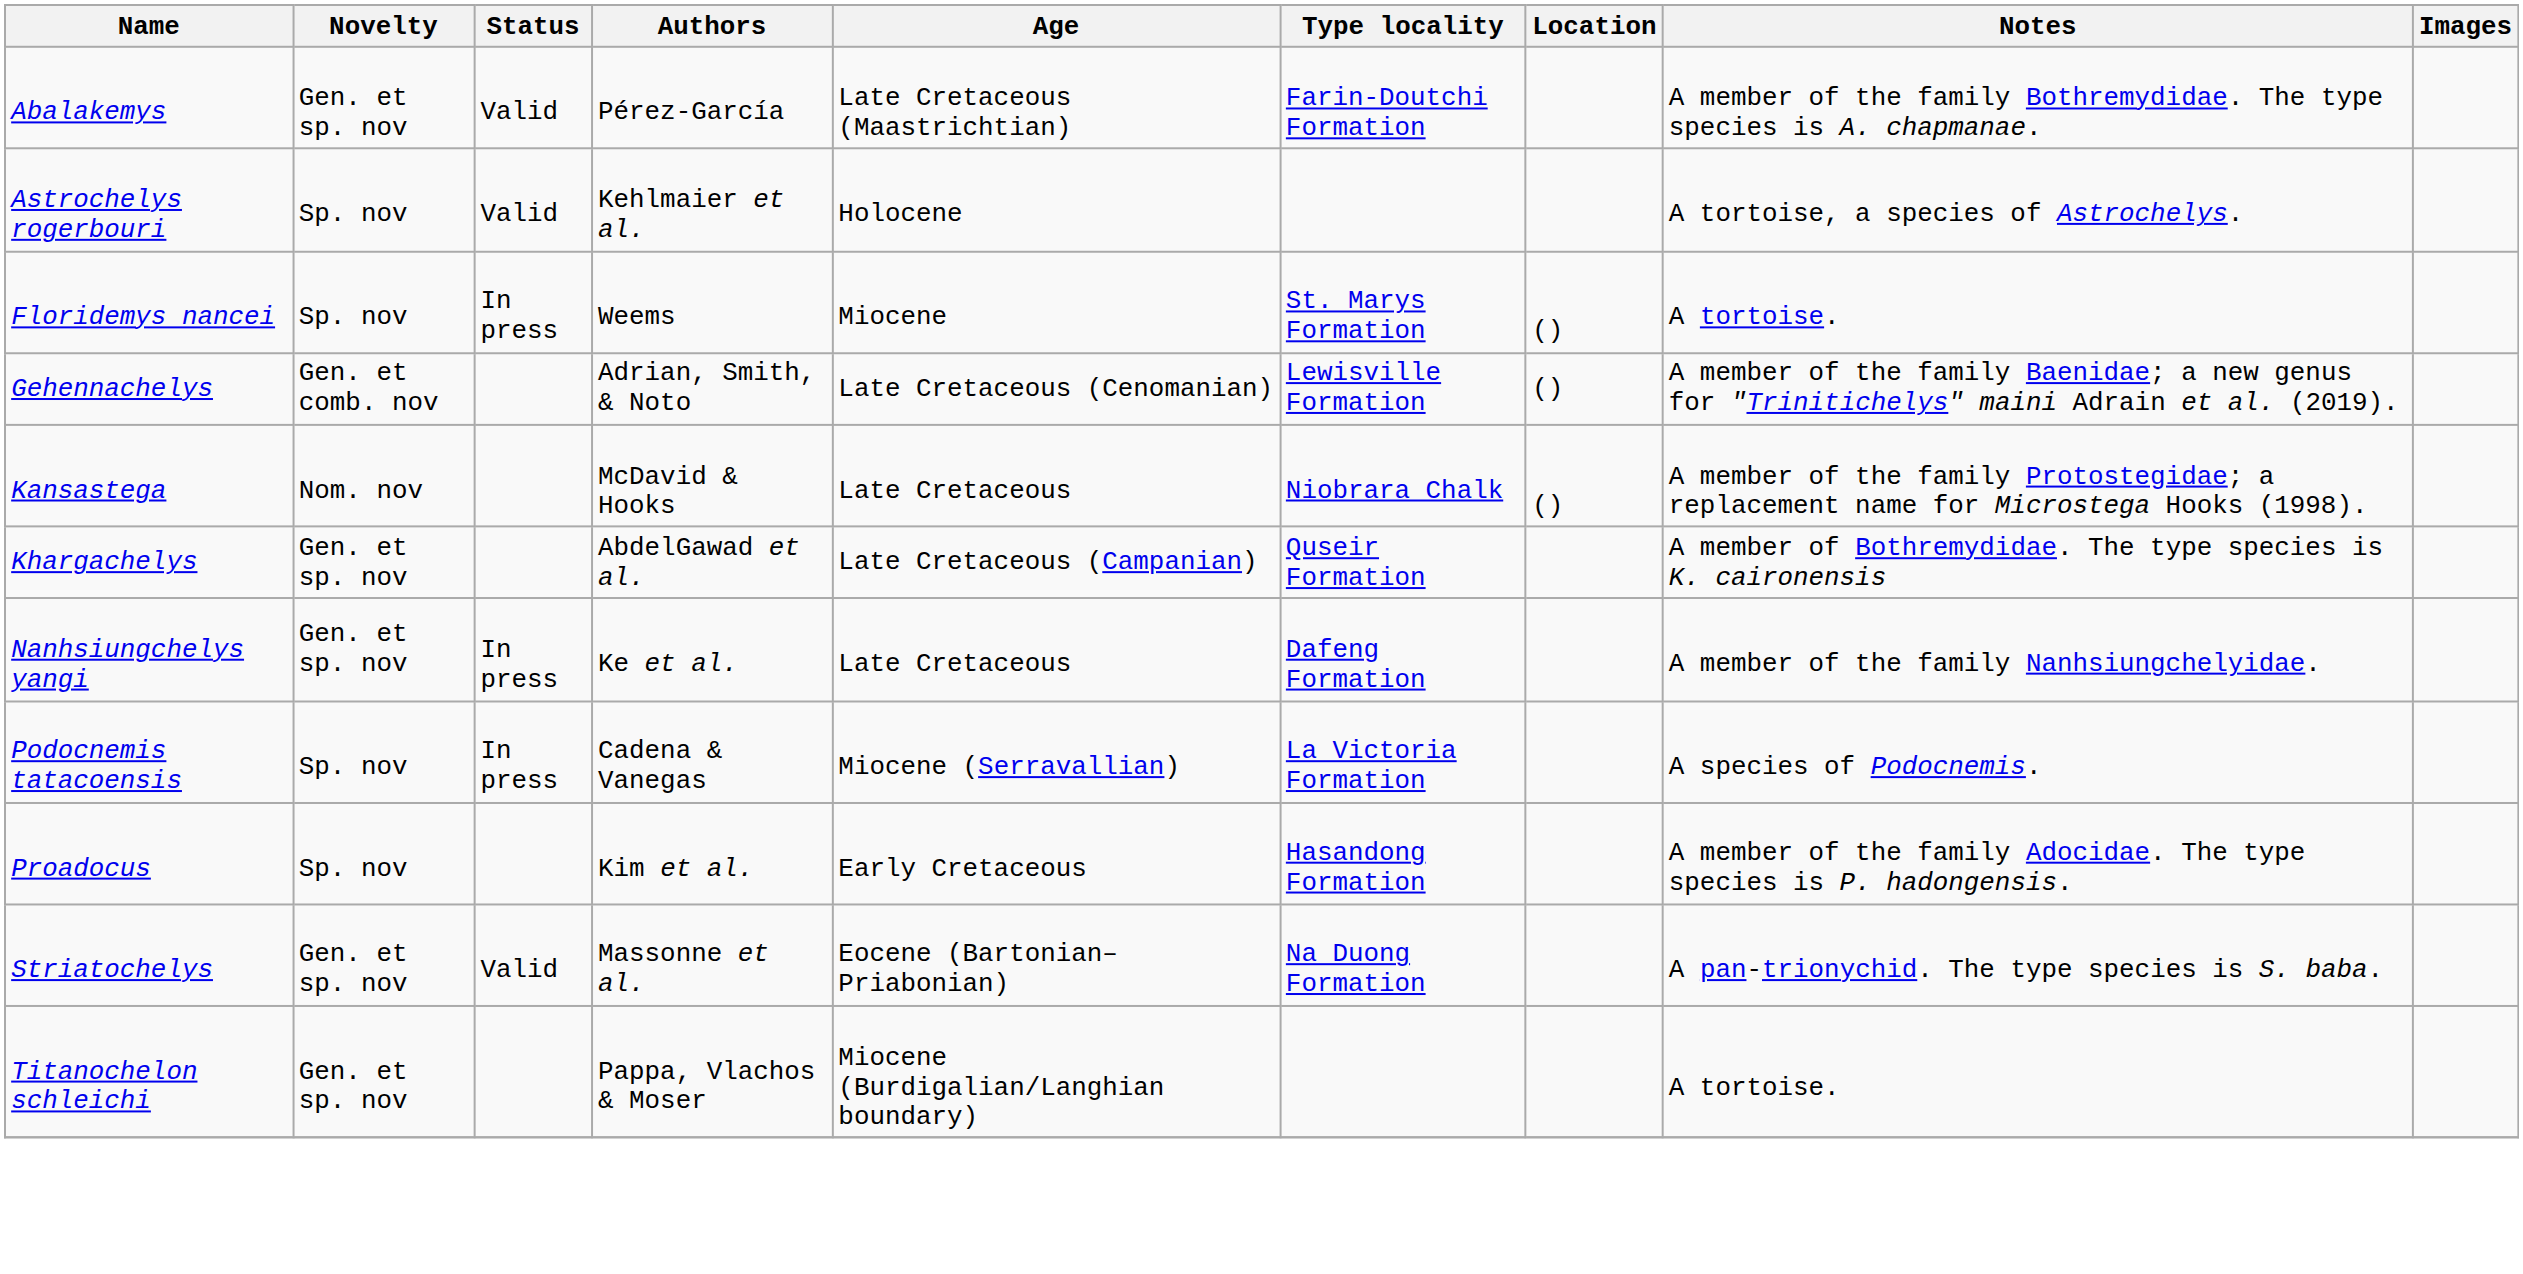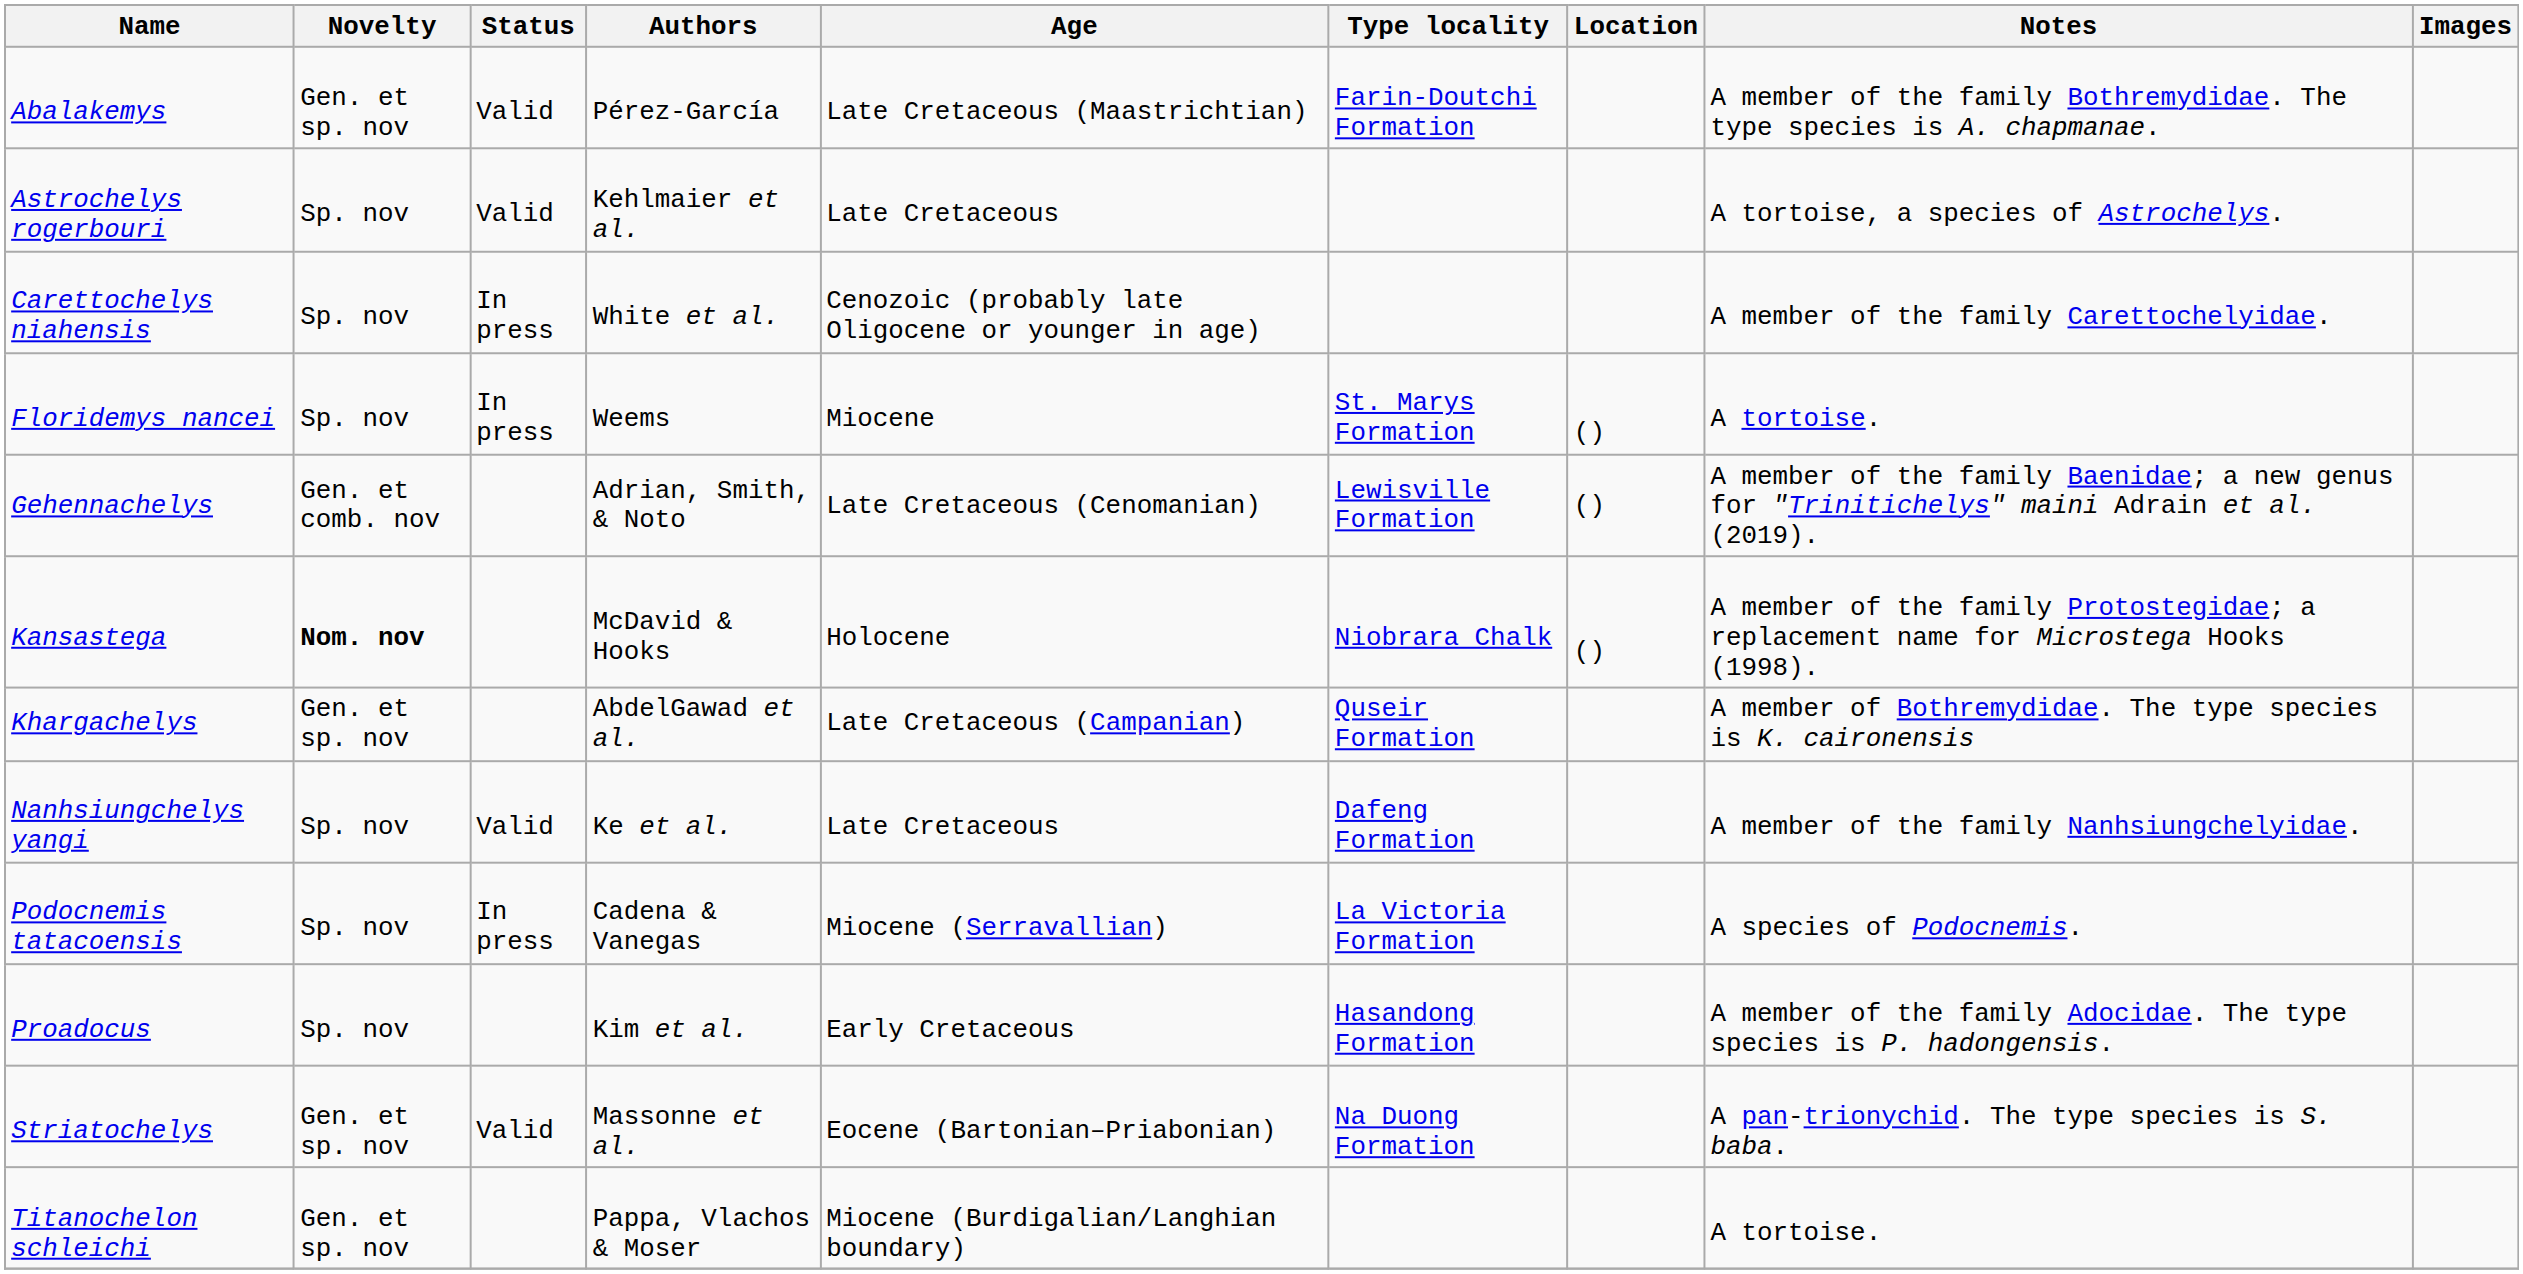(900, 215) Holocene -> (943, 215) Late Cretaceous
+ row: (112, 317)
(361, 491) normal -> (362, 637) bold
(955, 491) Late Cretaceous -> (888, 637) Holocene
(353, 650) Gen. et sp. nov -> (355, 826) Sp. nov
(519, 664) In press -> (515, 826) Valid
